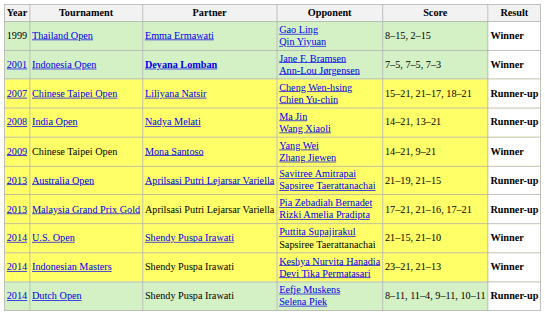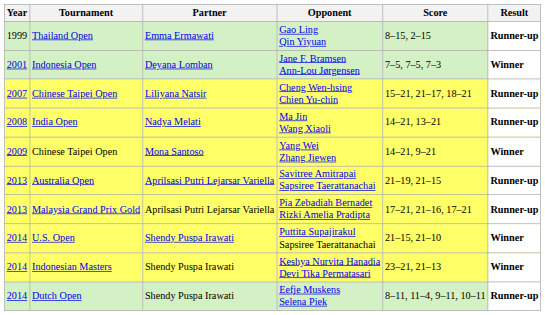(507, 36) Winner -> (514, 36) Runner-up
(181, 65) bold -> (179, 65) normal
